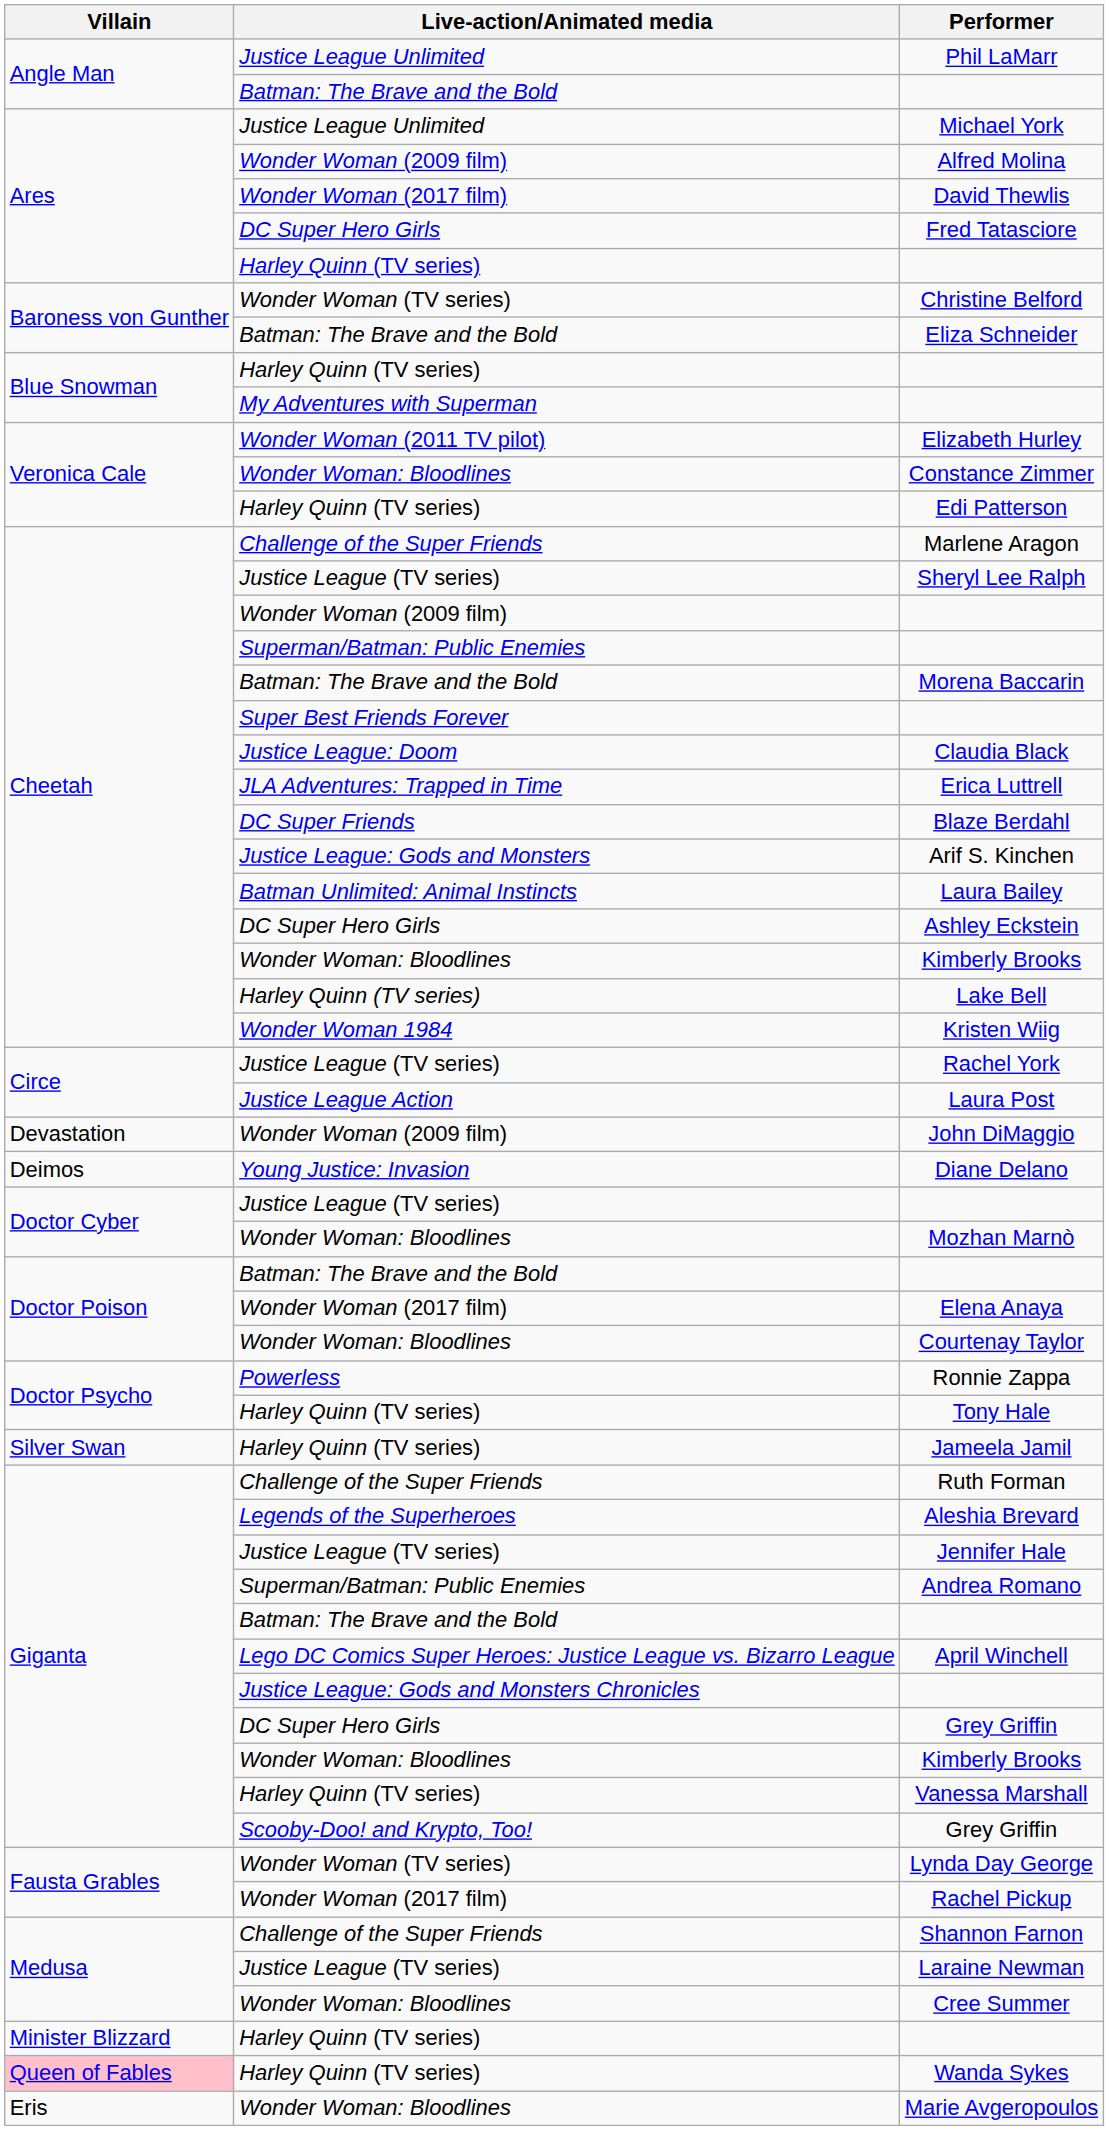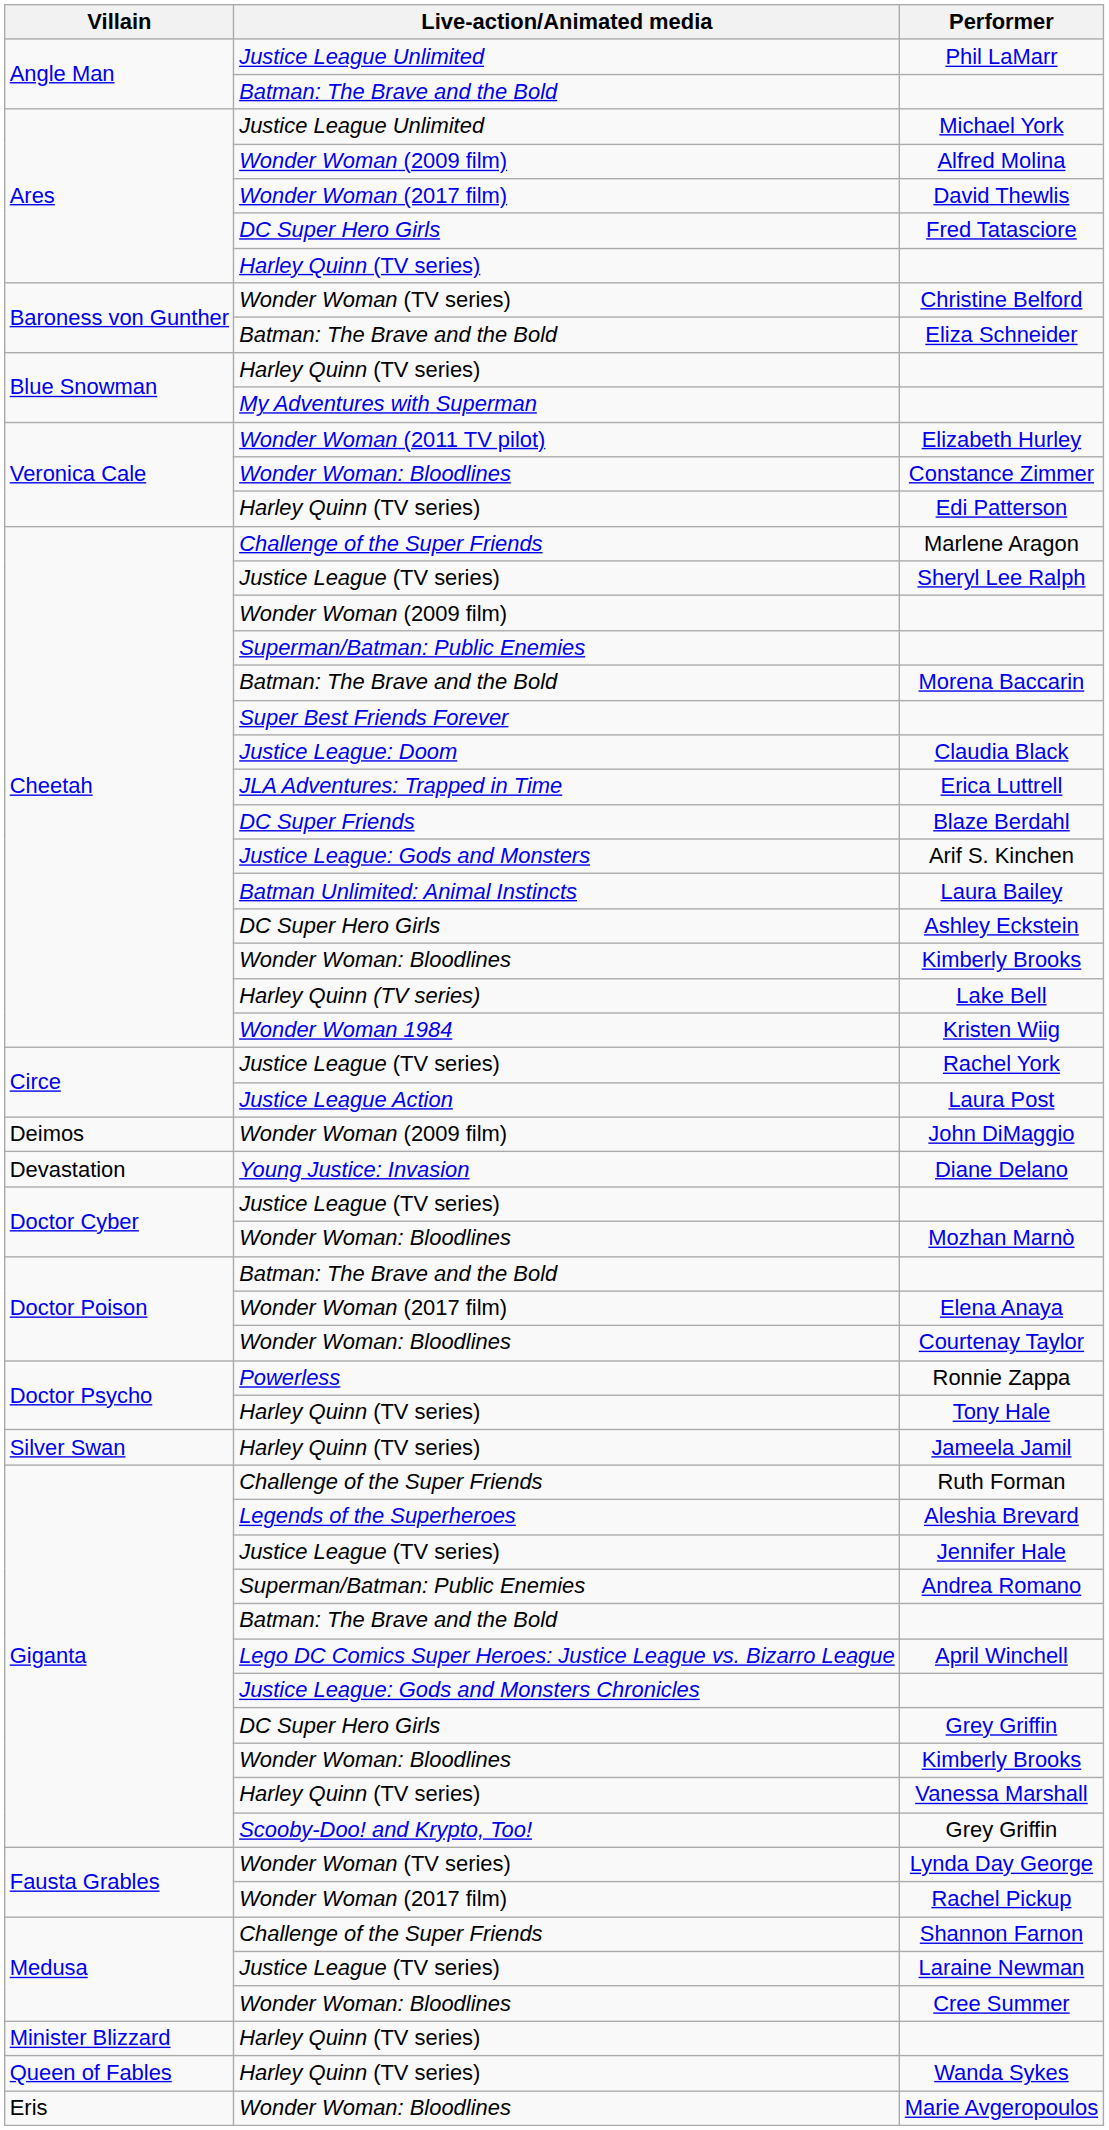(68, 1134) Devastation -> (47, 1134) Deimos
(47, 1169) Deimos -> (68, 1169) Devastation
(91, 2072) pink background -> (91, 2072) no background
